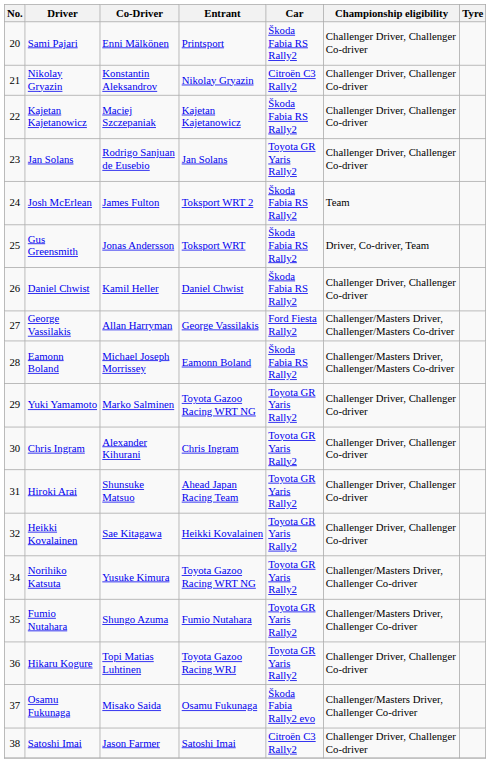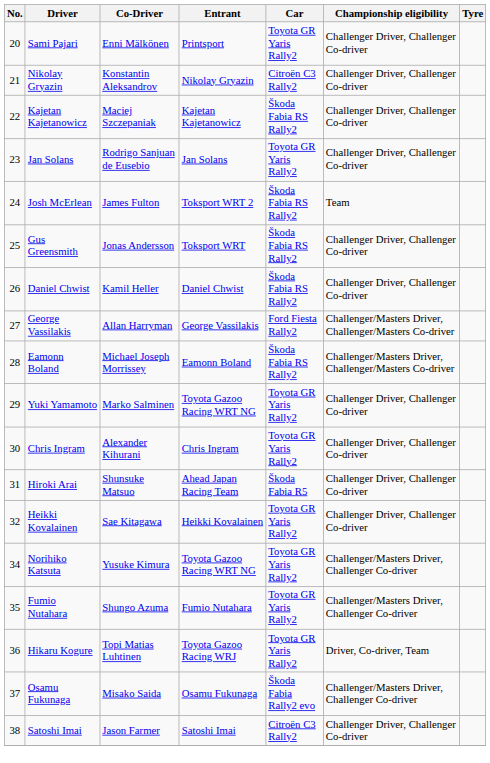(288, 43) Škoda Fabia RS Rally2 -> (292, 43) Toyota GR Yaris Rally2
(377, 245) Driver, Co-driver, Team -> (391, 245) Challenger Driver, Challenger Co-driver
(292, 491) Toyota GR Yaris Rally2 -> (288, 484) Škoda Fabia R5
(391, 663) Challenger Driver, Challenger Co-driver -> (377, 650) Driver, Co-driver, Team
